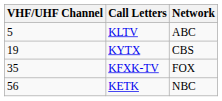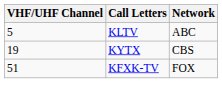(13, 68) 35 -> (13, 68) 51
- row: (124, 86)
